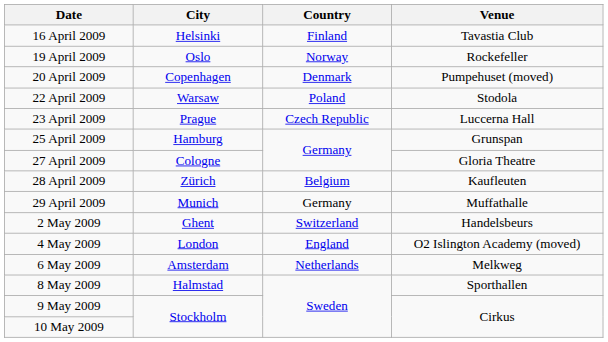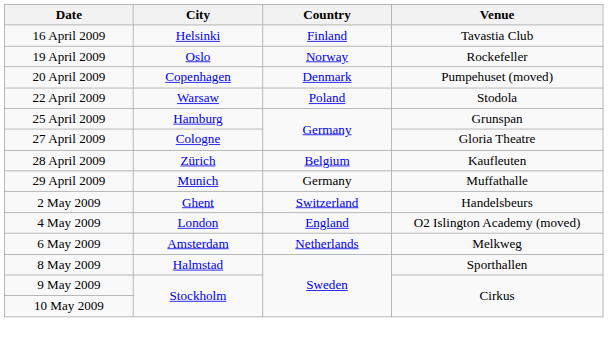- row: (69, 118)
